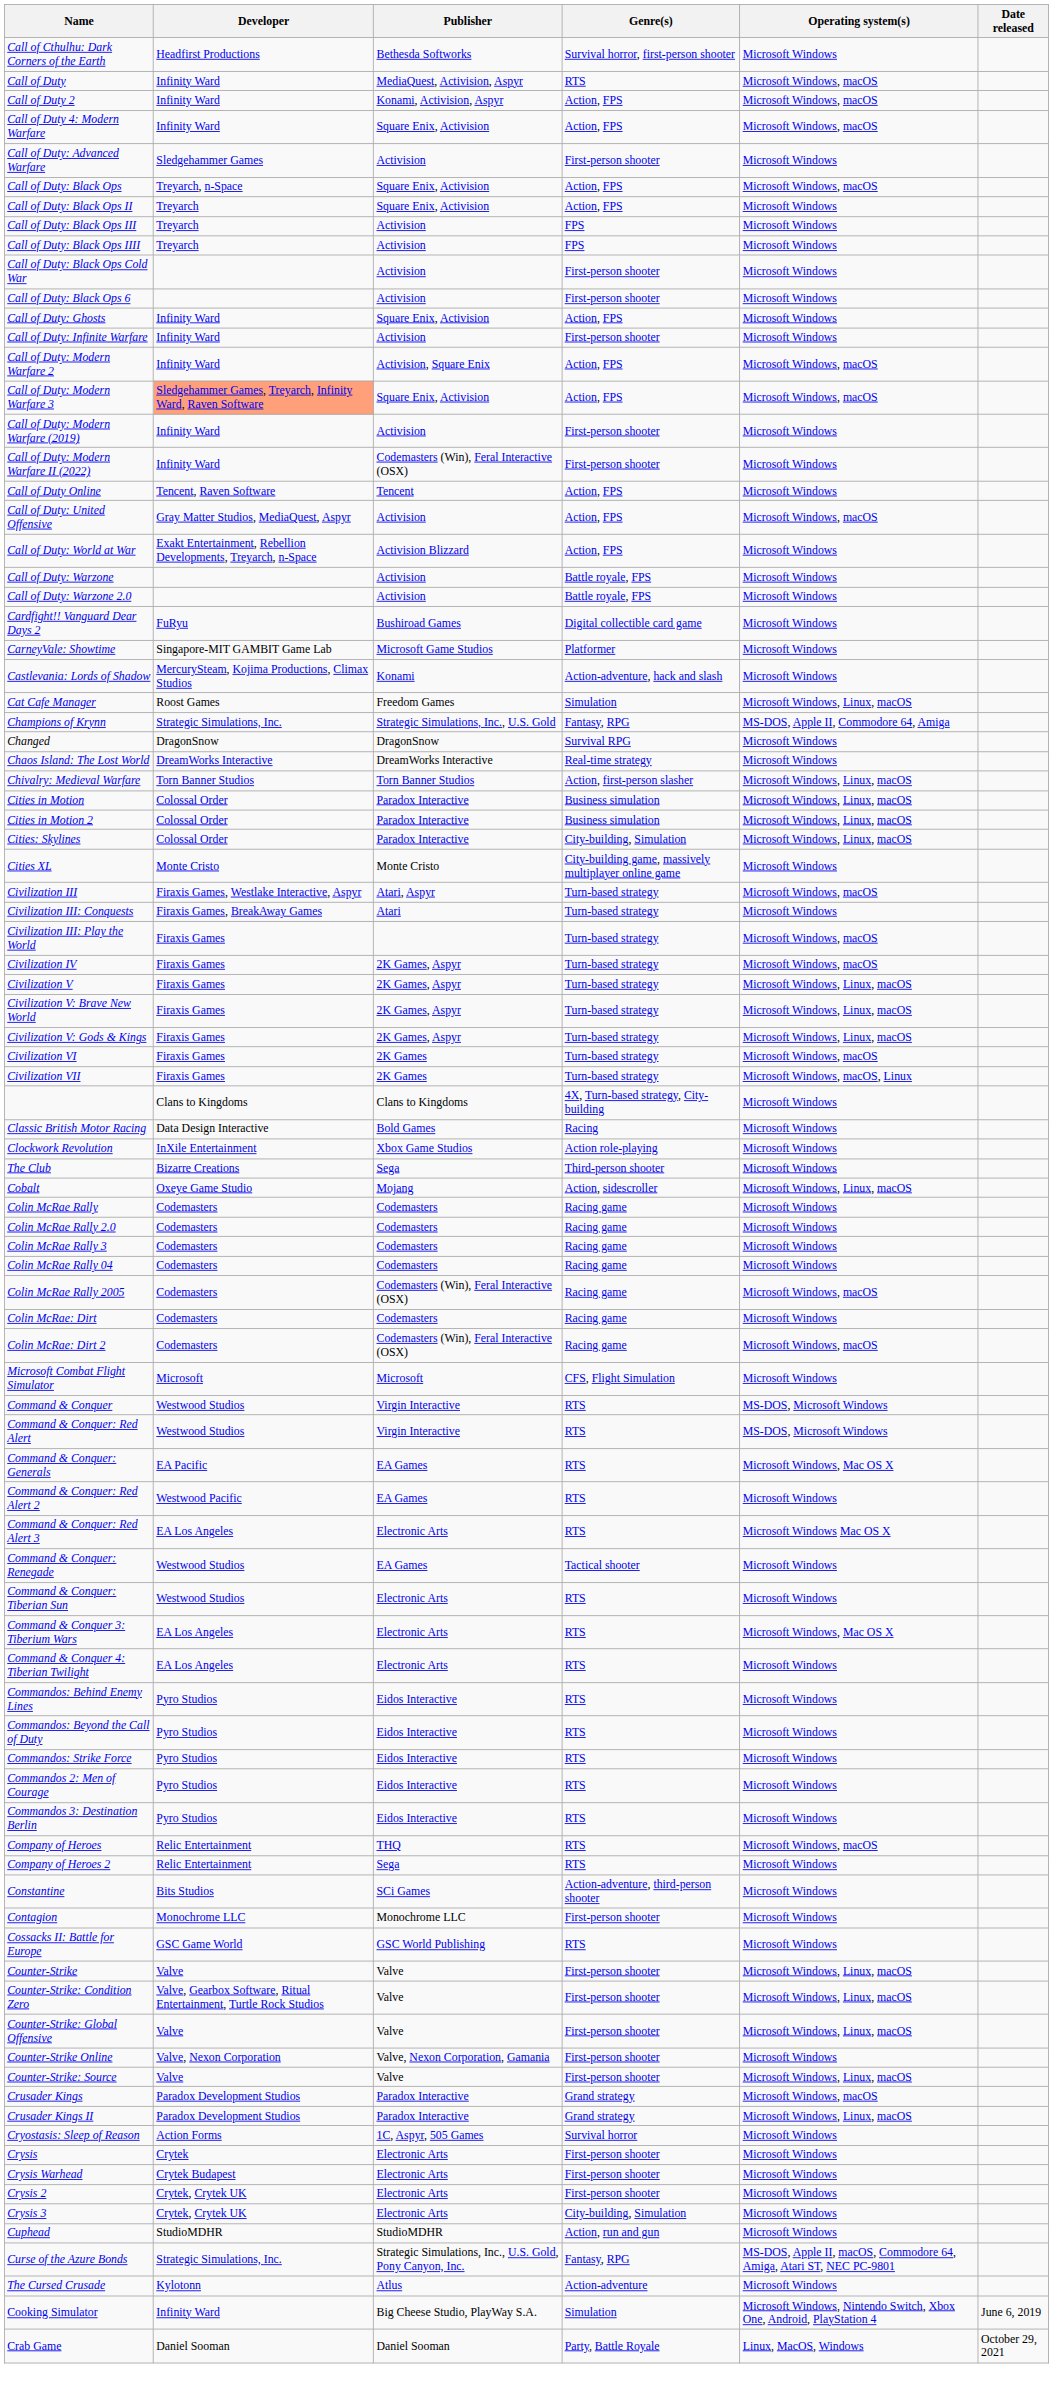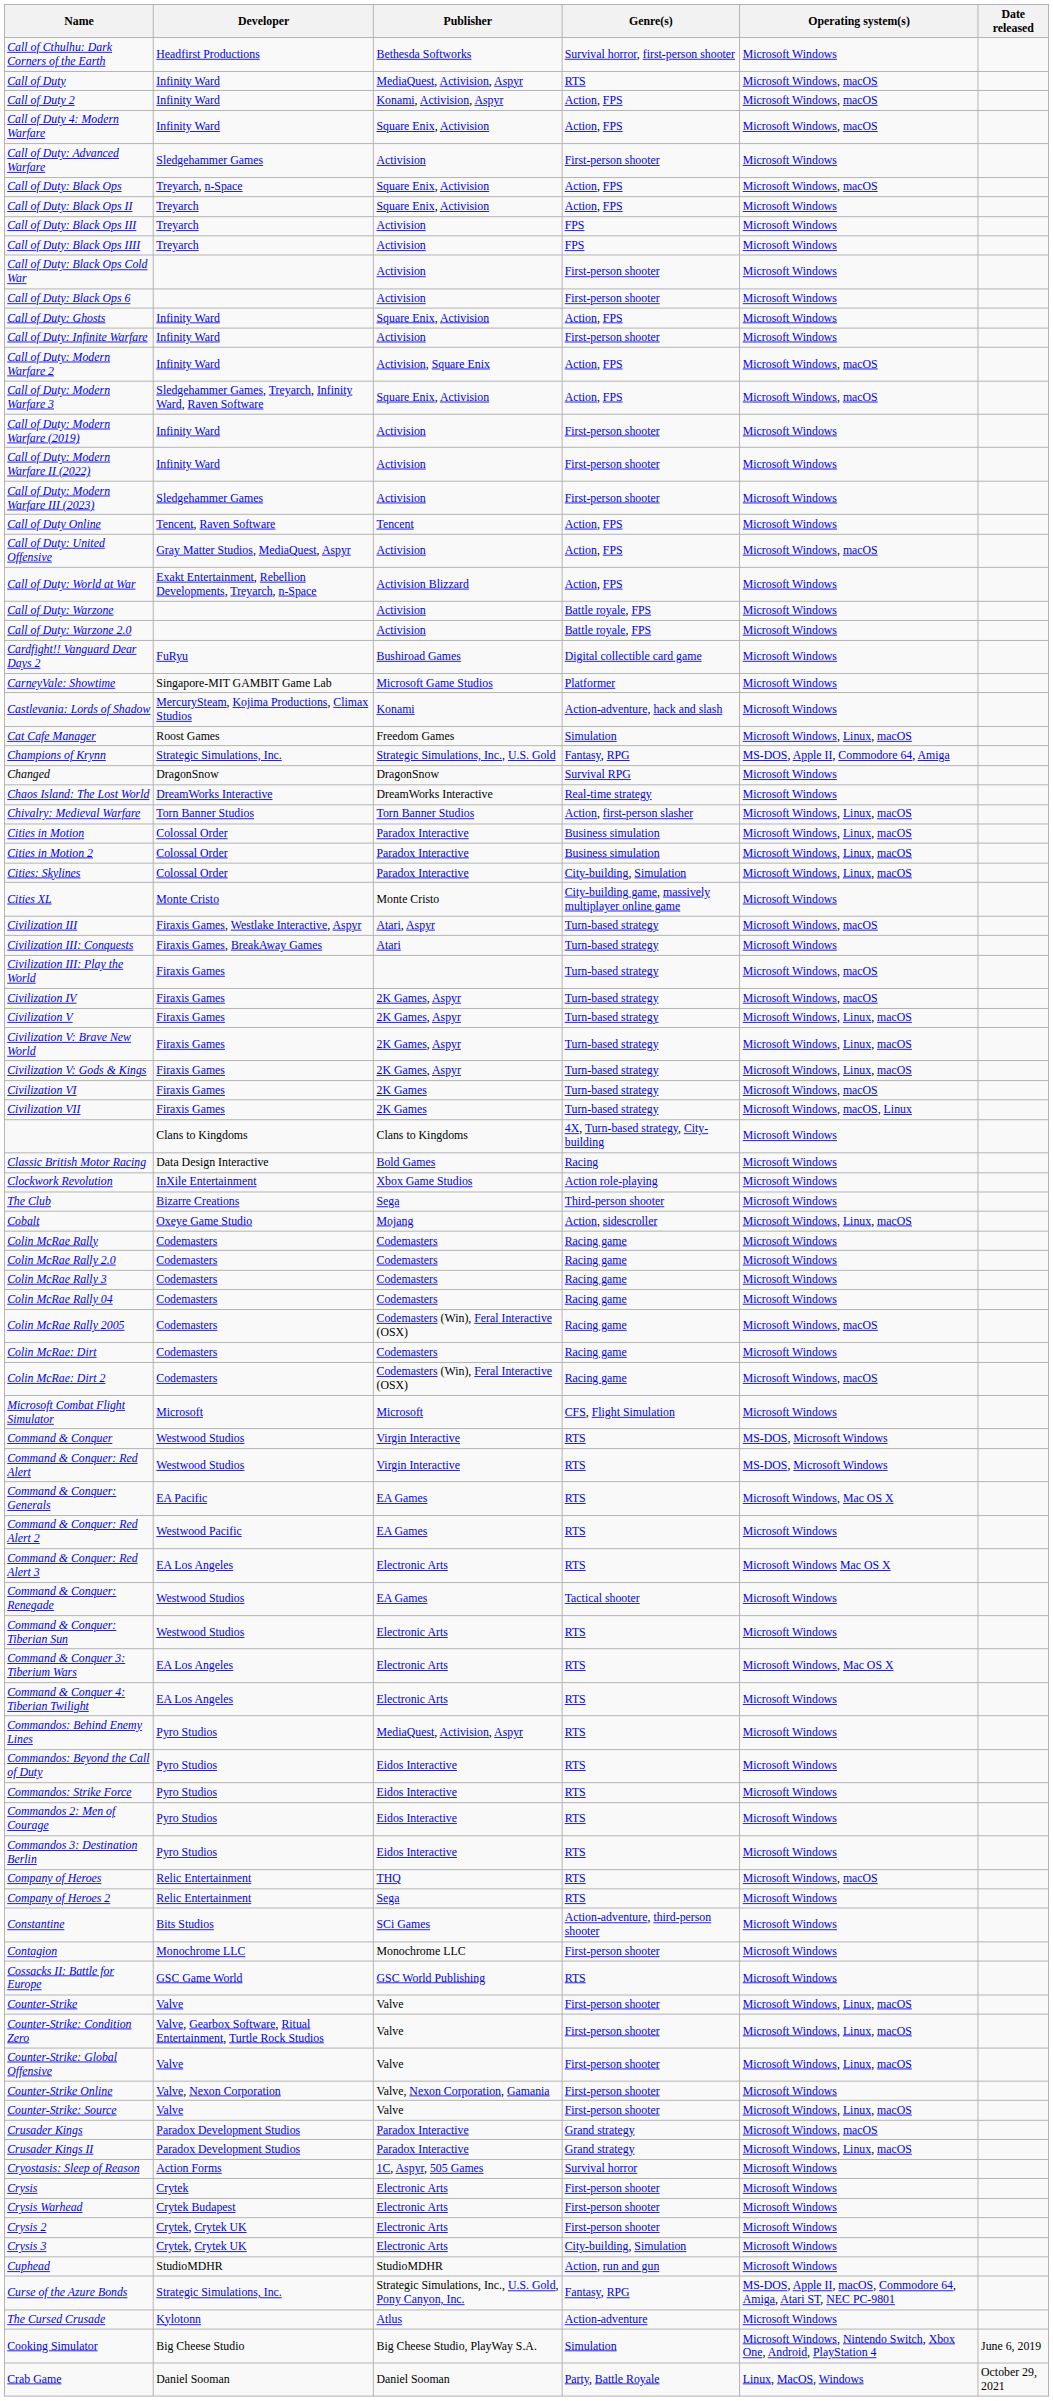(254, 397) lightsalmon background -> (254, 397) no background
(464, 464) Codemasters (Win), Feral Interactive (OSX) -> (401, 464) Activision
+ row: (59, 497)
(417, 1698) Eidos Interactive -> (450, 1732) MediaQuest, Activision, Aspyr
(188, 2312) Infinity Ward -> (200, 2345) Big Cheese Studio
